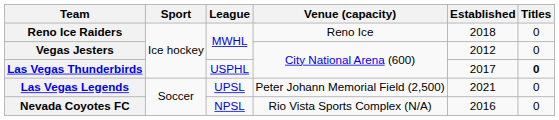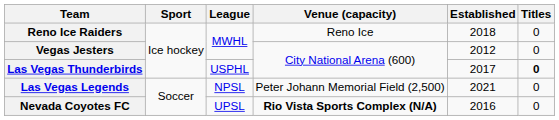(230, 88) UPSL -> (230, 88) NPSL
(230, 106) NPSL -> (230, 106) UPSL
(350, 106) normal -> (350, 106) bold
